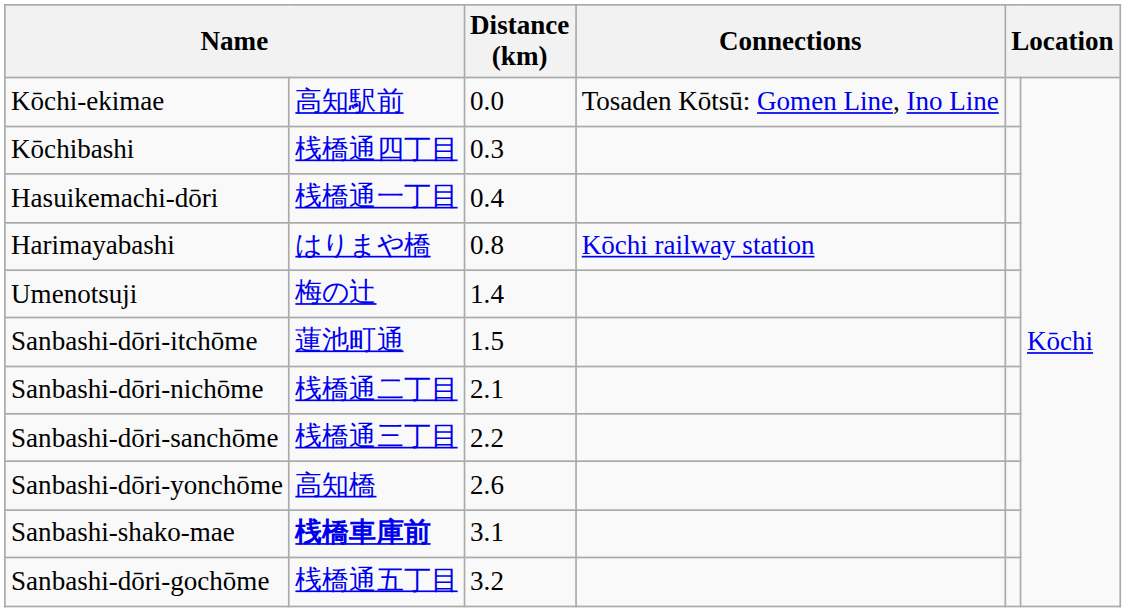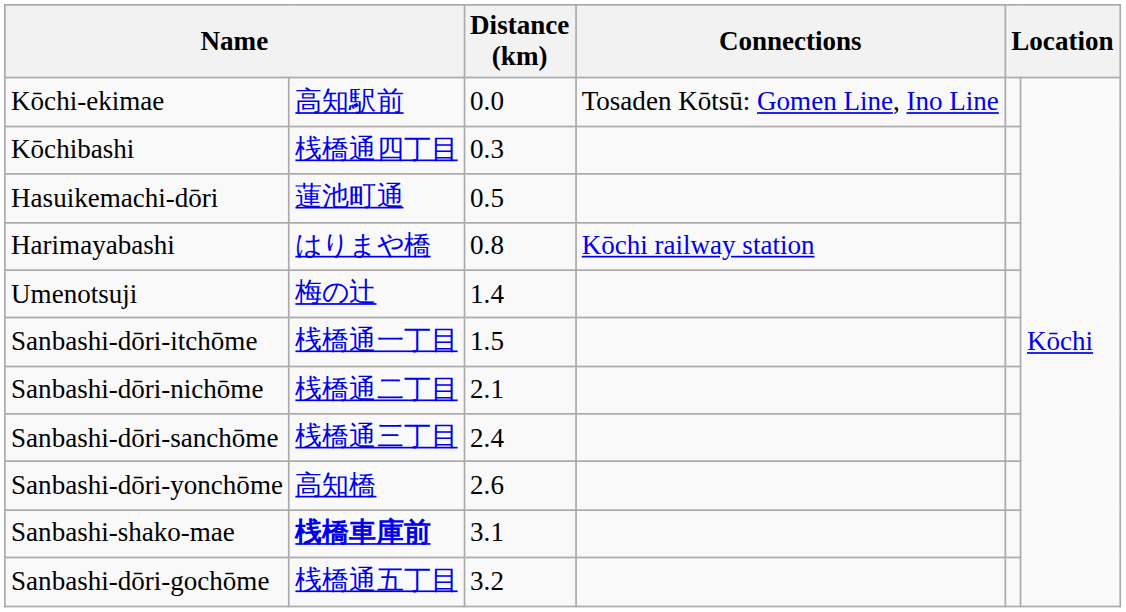(377, 196) 桟橋通一丁目 -> (349, 196) 蓮池町通
(487, 197) 0.4 -> (487, 197) 0.5
(349, 340) 蓮池町通 -> (377, 340) 桟橋通一丁目
(487, 437) 2.2 -> (487, 437) 2.4
